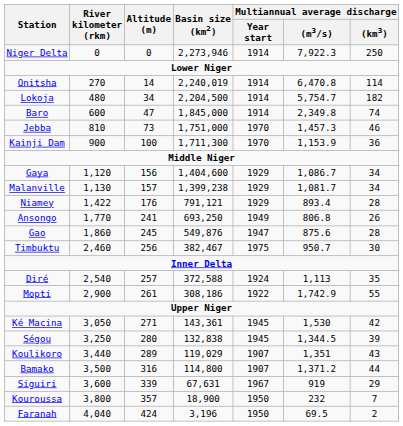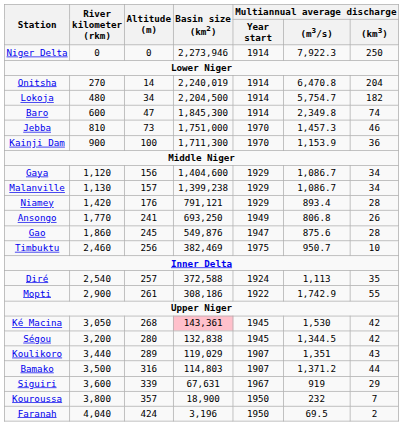(374, 83) 114 -> (374, 83) 204
(203, 113) 1,845,000 -> (203, 113) 1,845,300
(317, 188) 1,081.7 -> (317, 188) 1,086.7
(97, 203) 1,422 -> (97, 203) 1,420
(203, 248) 382,467 -> (203, 248) 382,469
(374, 248) 30 -> (374, 248) 10
(149, 323) 271 -> (149, 323) 268
(203, 323) no background -> (203, 323) pink background
(97, 338) 3,250 -> (97, 338) 3,200
(374, 338) 39 -> (374, 338) 42
(203, 369) 114,800 -> (203, 369) 114,803
